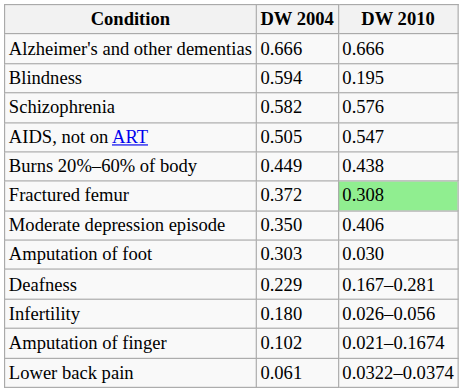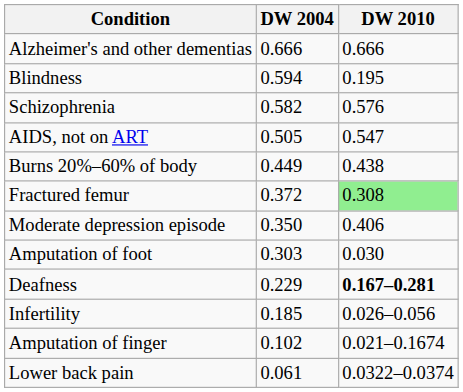(389, 284) normal -> (389, 284) bold
(281, 313) 0.180 -> (281, 313) 0.185
